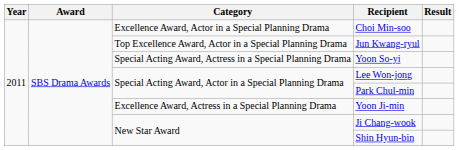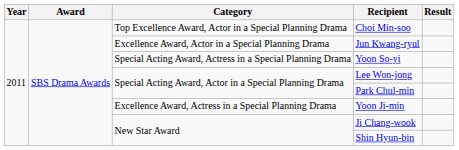(222, 28) Excellence Award, Actor in a Special Planning Drama -> (231, 28) Top Excellence Award, Actor in a Special Planning Drama
(231, 43) Top Excellence Award, Actor in a Special Planning Drama -> (222, 43) Excellence Award, Actor in a Special Planning Drama
